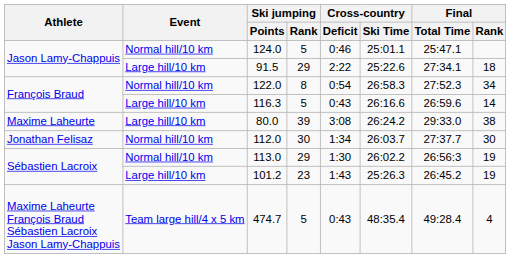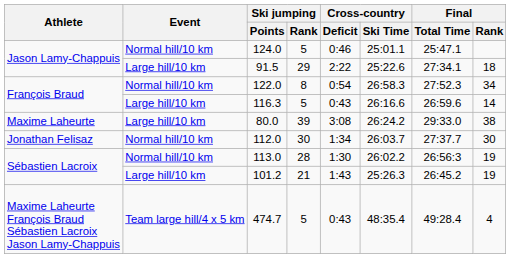(304, 157) 29 -> (304, 157) 28
(304, 175) 23 -> (304, 175) 21
